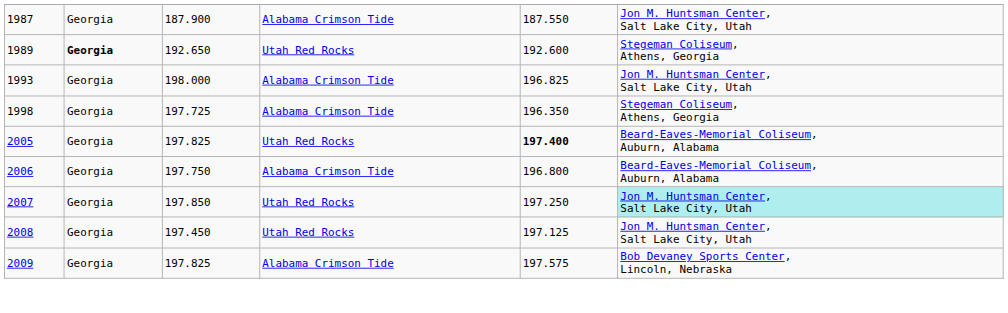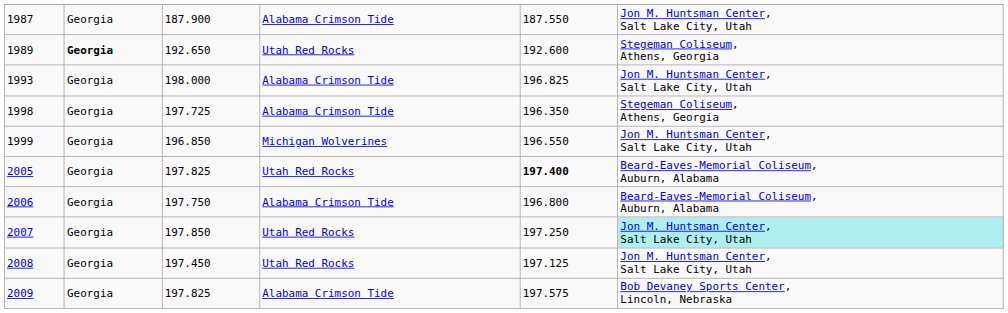+ row: (20, 141)
